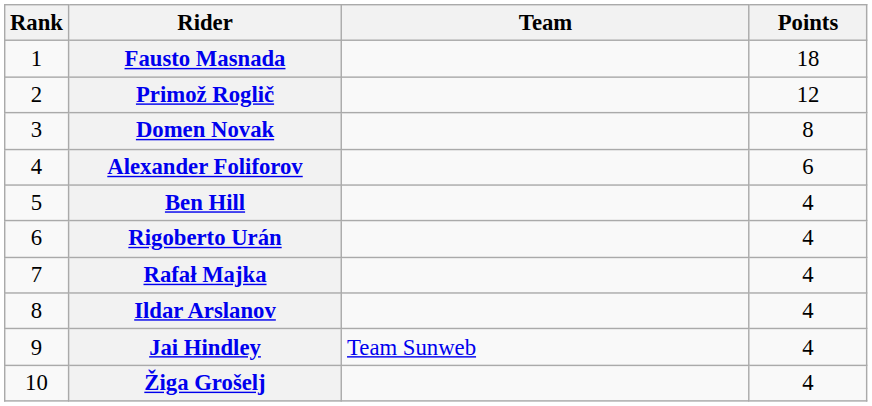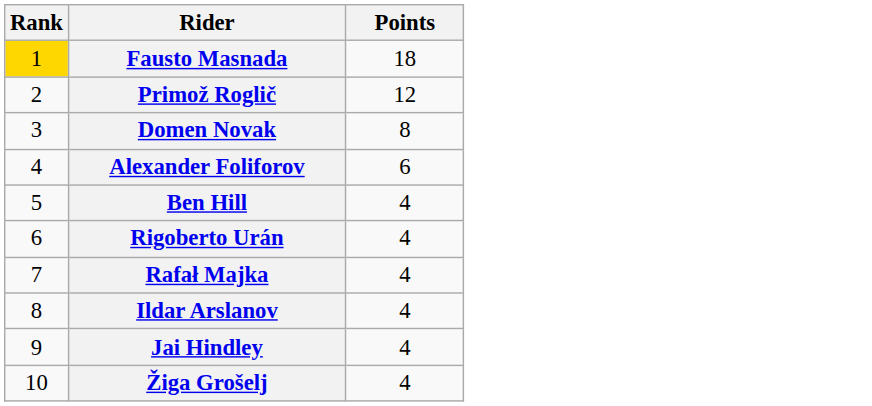- column: (546, 22)
(36, 58) no background -> (36, 58) gold background
